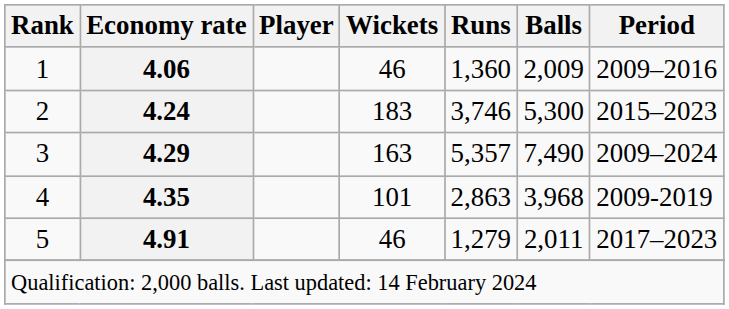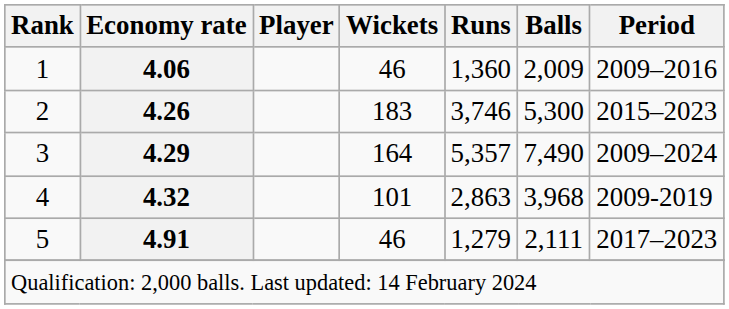(166, 111) 4.24 -> (166, 111) 4.26
(392, 153) 163 -> (392, 153) 164
(166, 196) 4.35 -> (166, 196) 4.32
(554, 238) 2,011 -> (554, 238) 2,111
